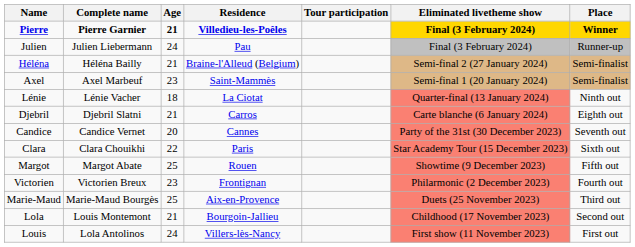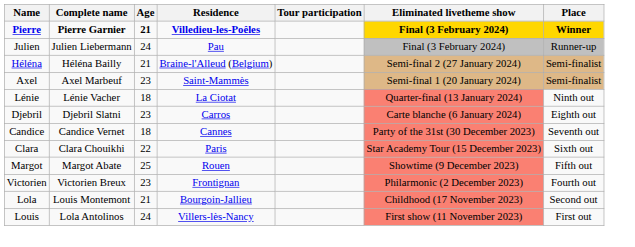(172, 115) 21 -> (146, 115) 23
(172, 132) 20 -> (146, 132) 18
- row: (34, 200)
